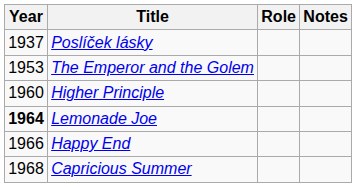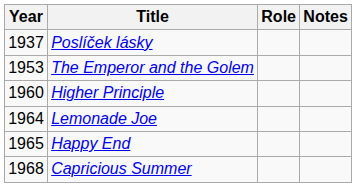(26, 118) bold -> (26, 118) normal
(26, 144) 1966 -> (26, 144) 1965
